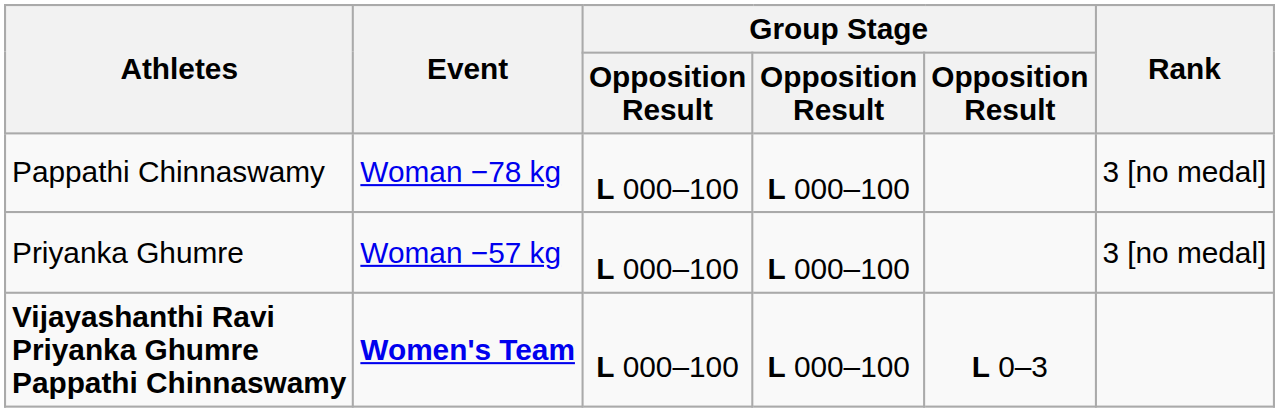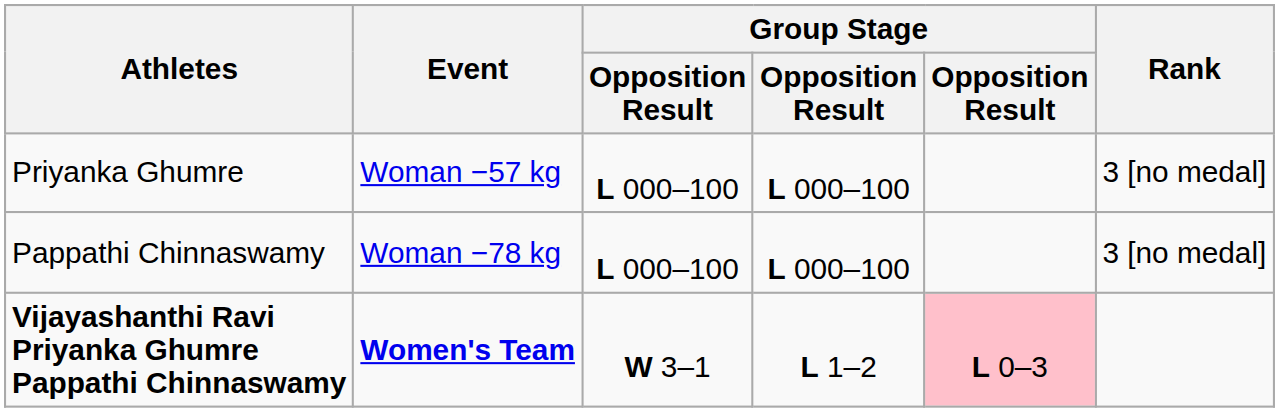rows swapped: (128, 253) <-> (169, 173)
(667, 366) L 000–100 -> (667, 366) W 3–1
(839, 366) L 000–100 -> (839, 366) L 1–2
(1010, 366) no background -> (1010, 366) pink background
